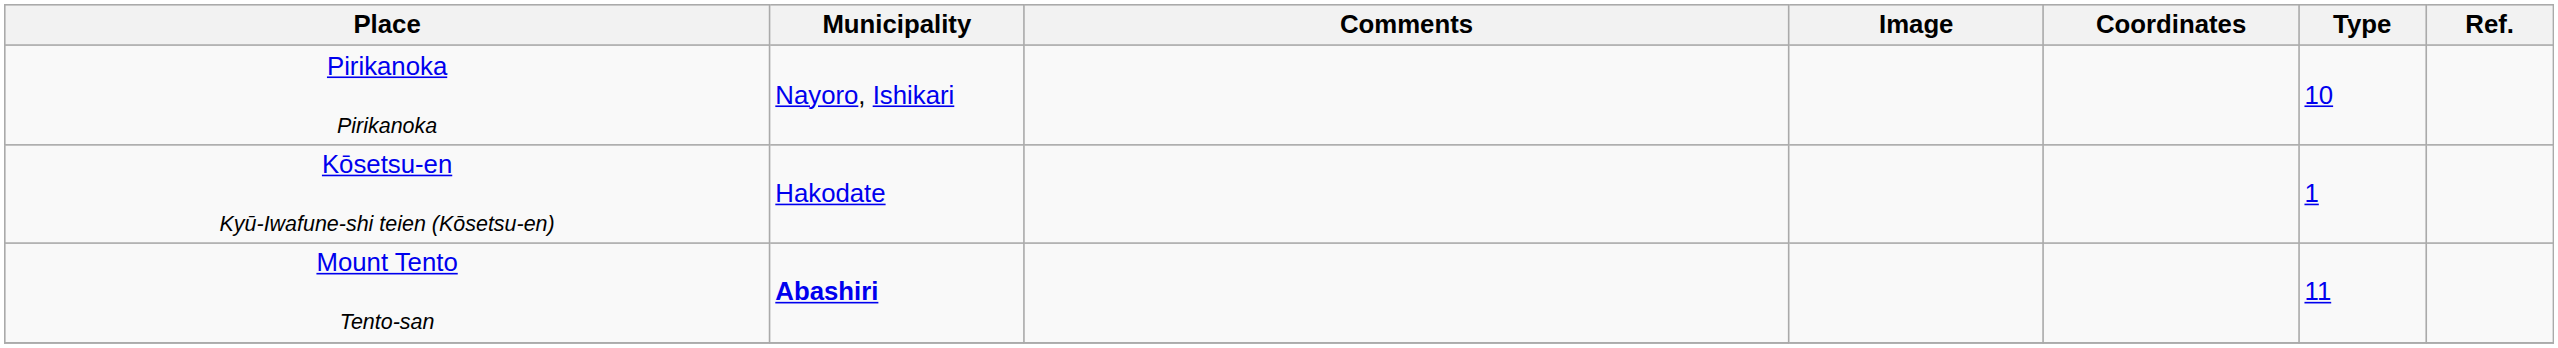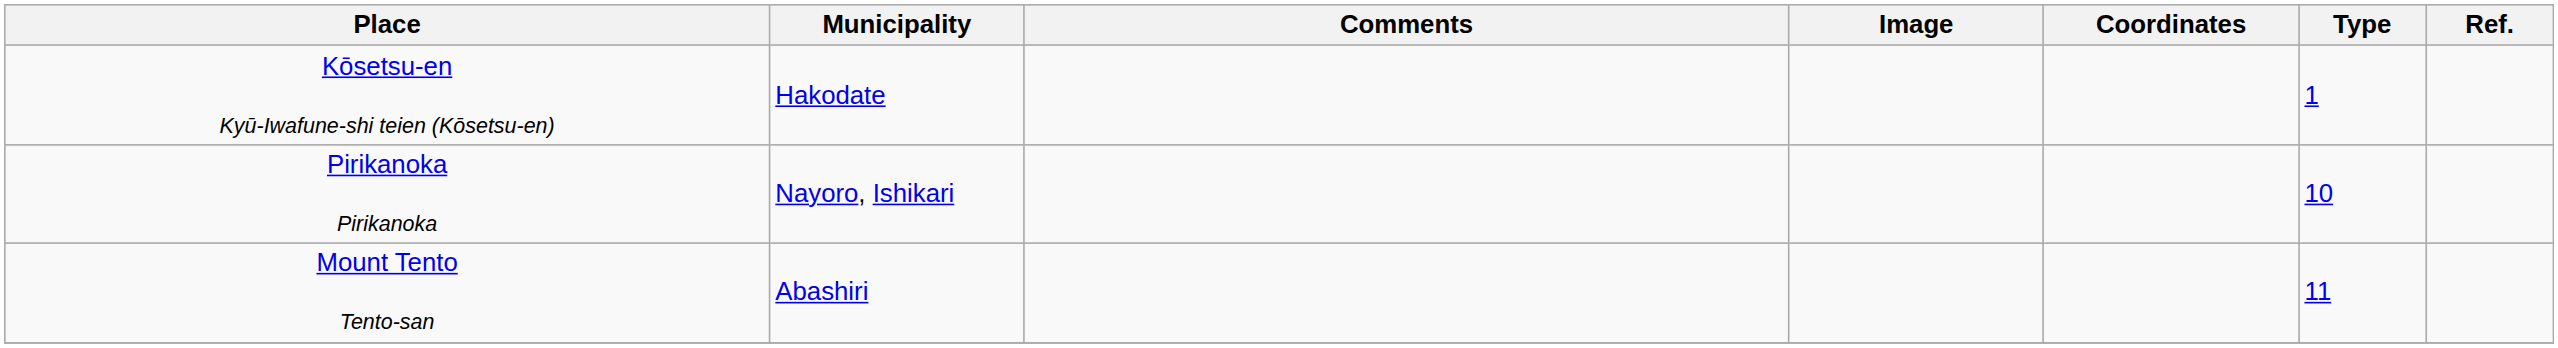rows swapped: (387, 94) <-> (387, 193)
(827, 292) bold -> (822, 292) normal
